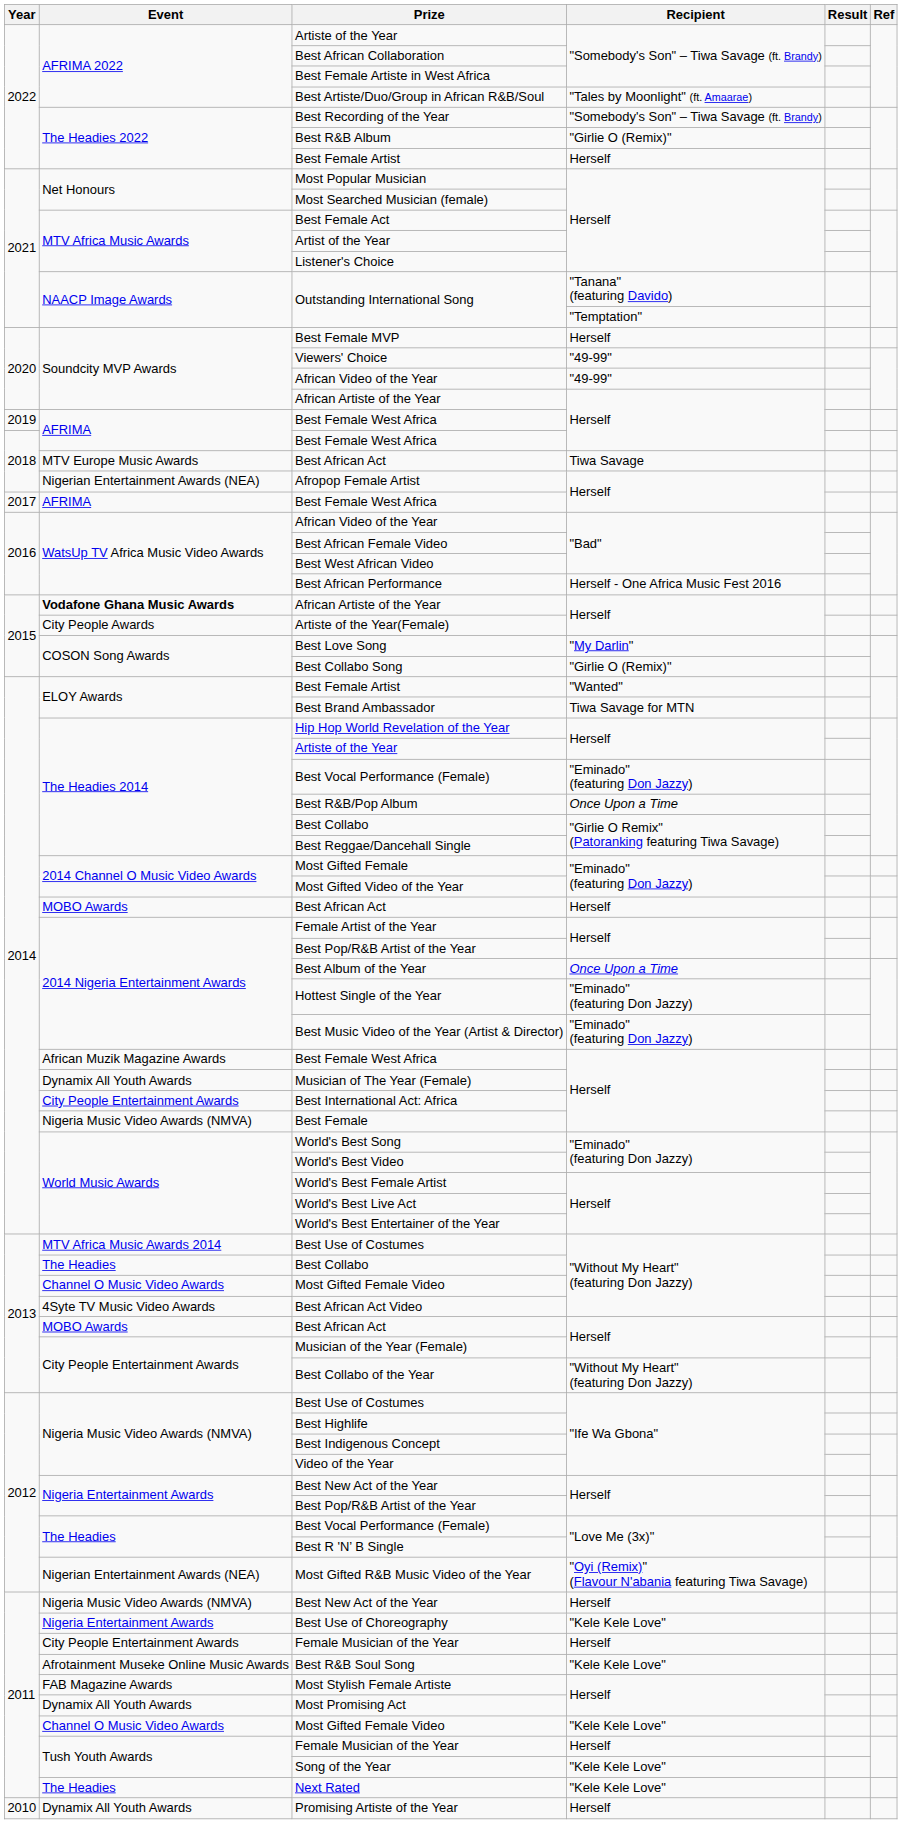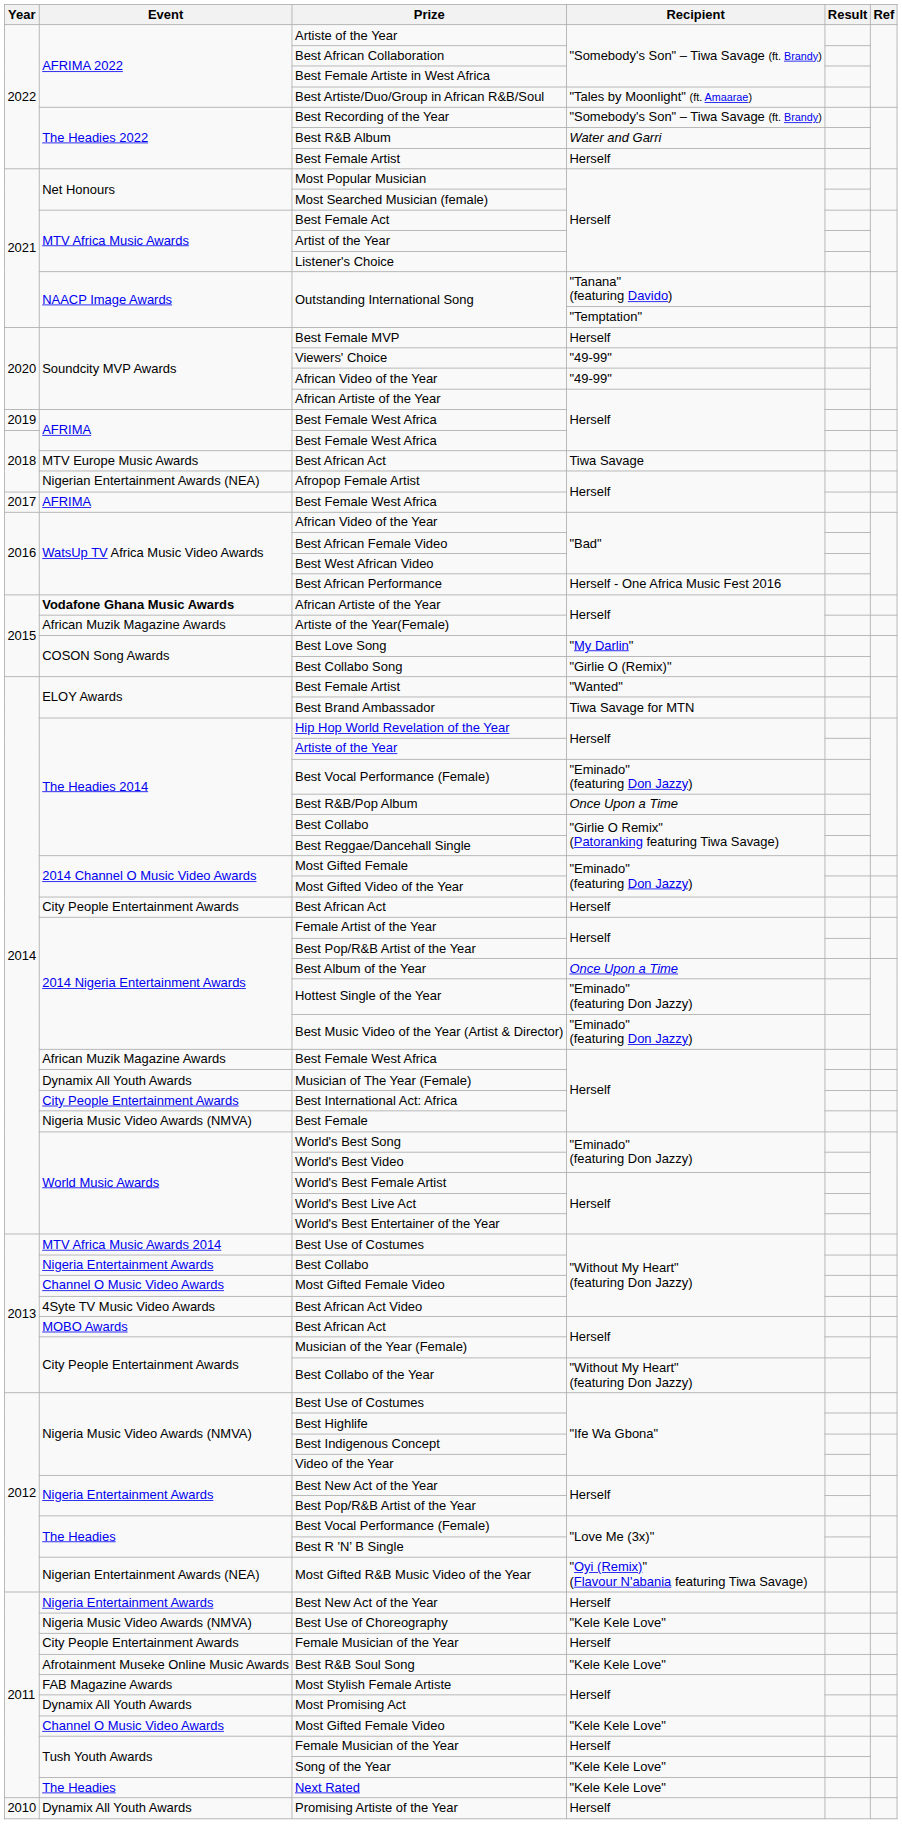(620, 138) "Girlie O (Remix)" -> (615, 138) Water and Garri
(98, 625) City People Awards -> (134, 625) African Muzik Magazine Awards
(85, 907) MOBO Awards -> (140, 907) City People Entertainment Awards
(79, 1265) The Headies -> (128, 1265) Nigeria Entertainment Awards
(147, 1602) Nigeria Music Video Awards (NMVA) -> (128, 1602) Nigeria Entertainment Awards
(128, 1623) Nigeria Entertainment Awards -> (147, 1623) Nigeria Music Video Awards (NMVA)
